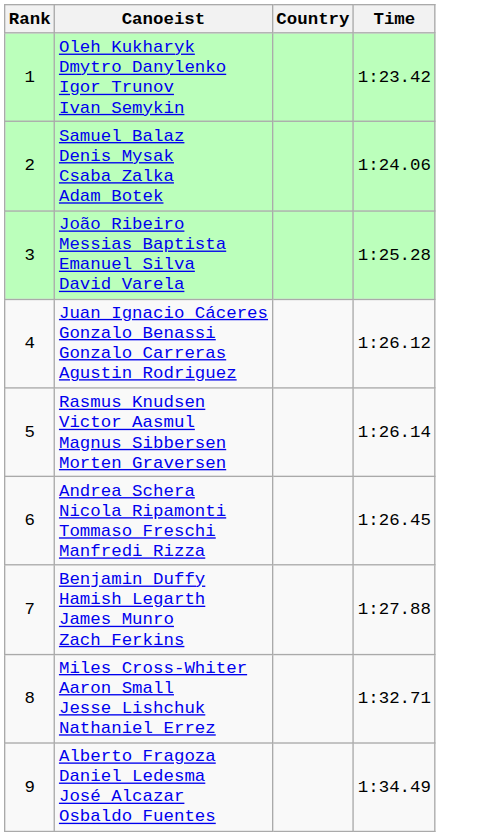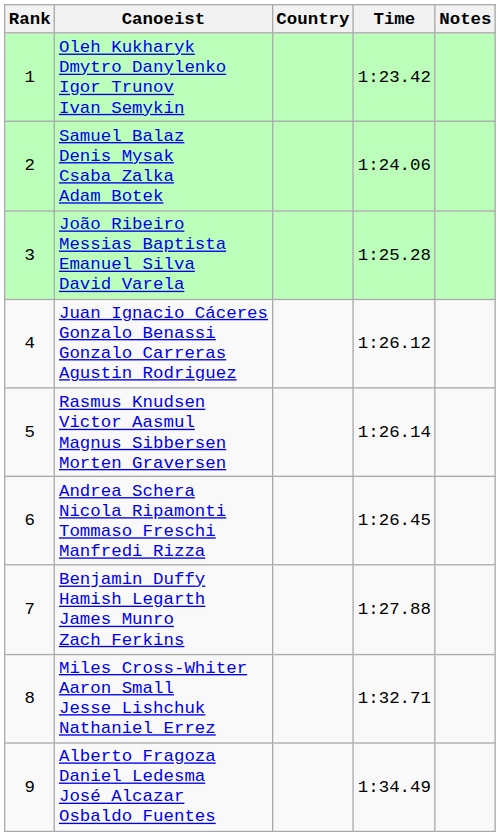+ column: (465, 19)
